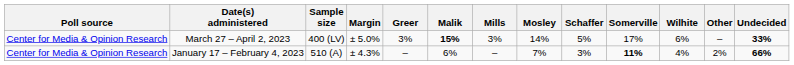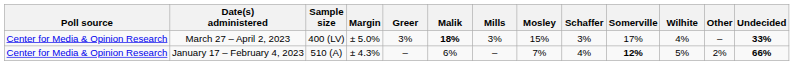(450, 38) 15% -> (450, 38) 18%
(539, 38) 14% -> (539, 38) 15%
(584, 38) 5% -> (584, 38) 3%
(682, 38) 6% -> (682, 38) 4%
(584, 54) 3% -> (584, 54) 4%
(633, 54) 11% -> (633, 54) 12%
(682, 54) 4% -> (682, 54) 5%
